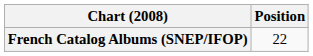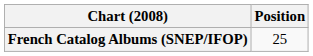(280, 39) 22 -> (280, 39) 25
